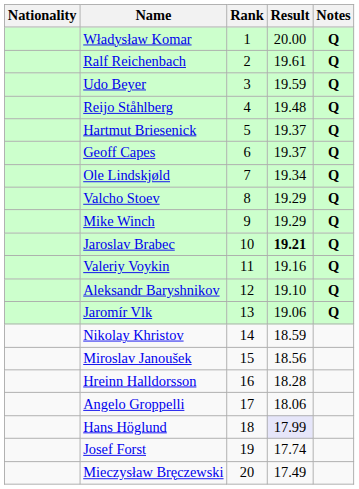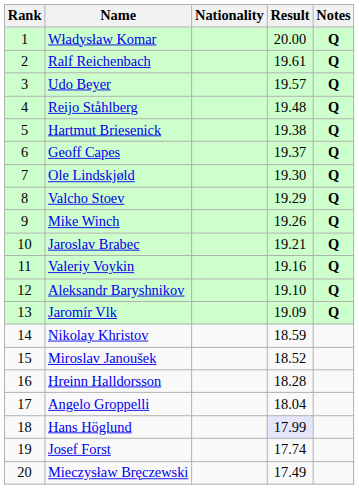columns swapped: (247, 15) <-> (42, 15)
(290, 84) 19.59 -> (290, 84) 19.57
(290, 130) 19.37 -> (290, 130) 19.38
(290, 175) 19.34 -> (290, 175) 19.30
(290, 221) 19.29 -> (290, 221) 19.26
(290, 244) bold -> (290, 244) normal
(290, 312) 19.06 -> (290, 312) 19.09
(290, 358) 18.56 -> (290, 358) 18.52
(290, 404) 18.06 -> (290, 404) 18.04
